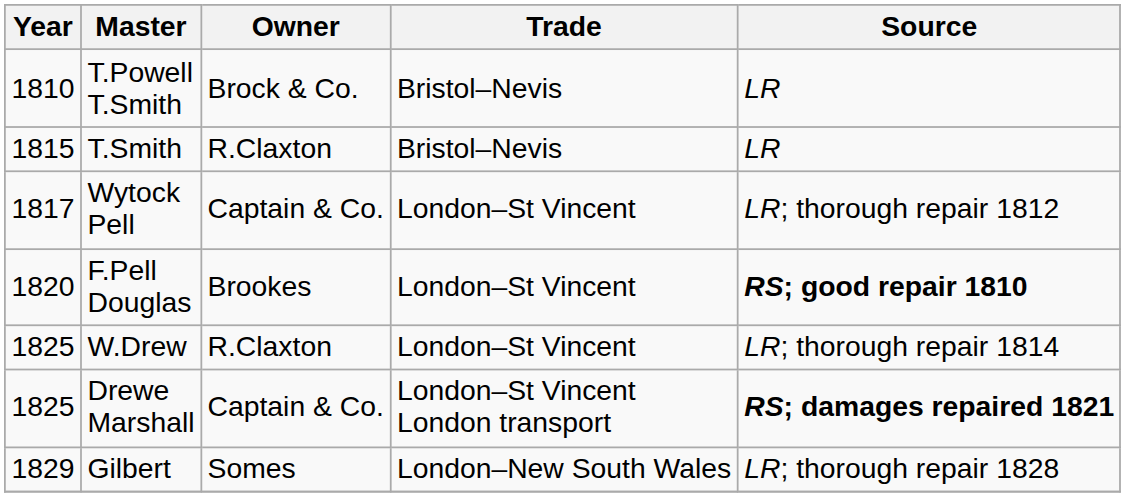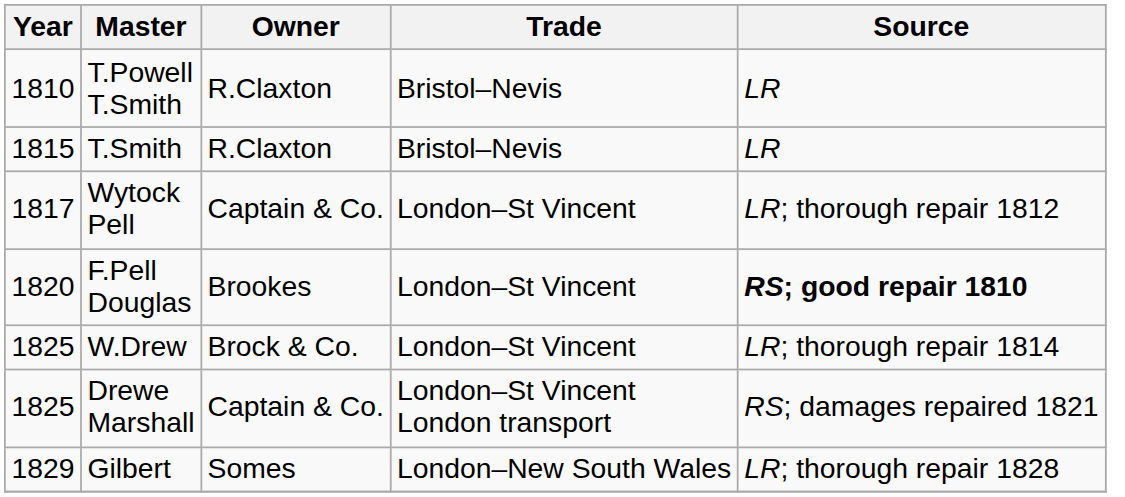(283, 87) Brock & Co. -> (270, 87) R.Claxton
(270, 347) R.Claxton -> (283, 347) Brock & Co.
(929, 407) bold -> (921, 407) normal
